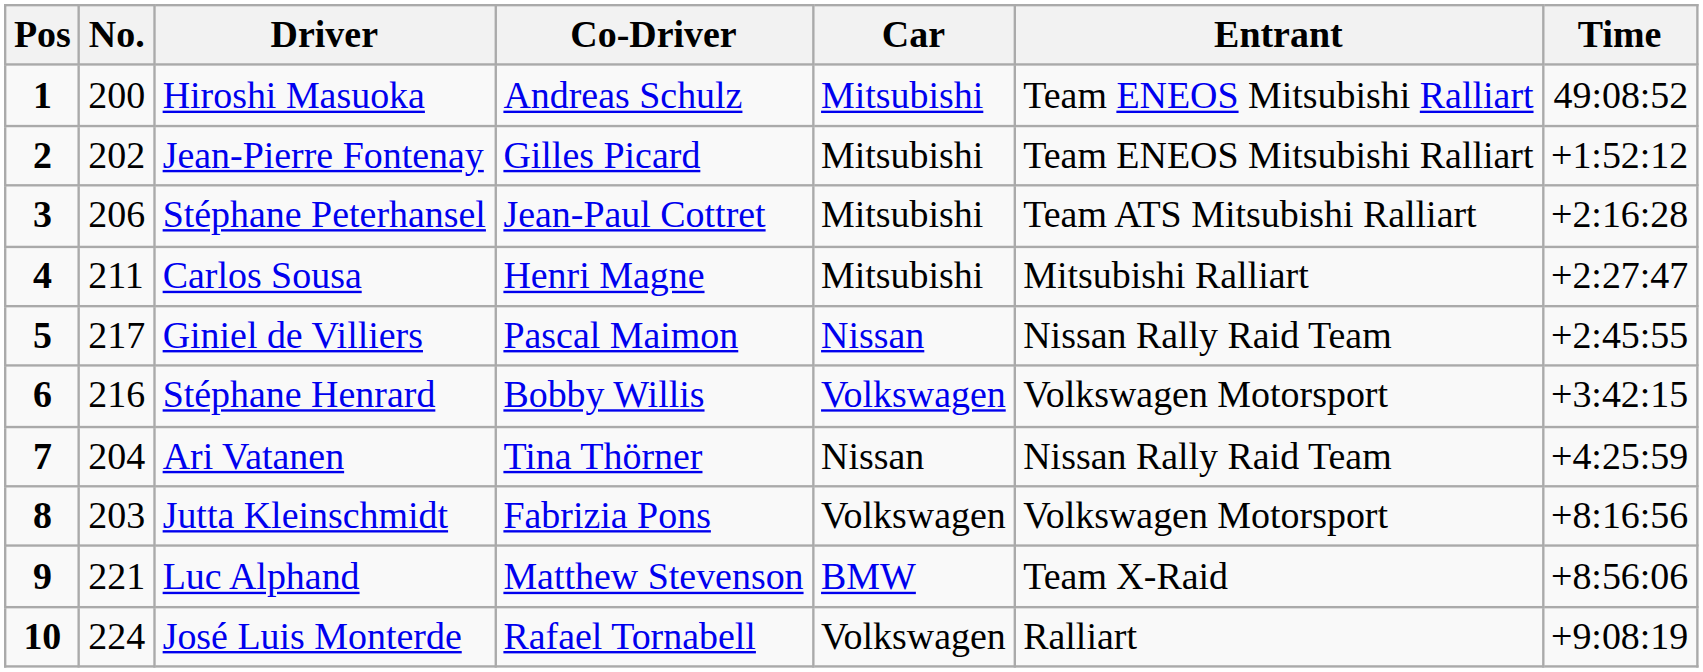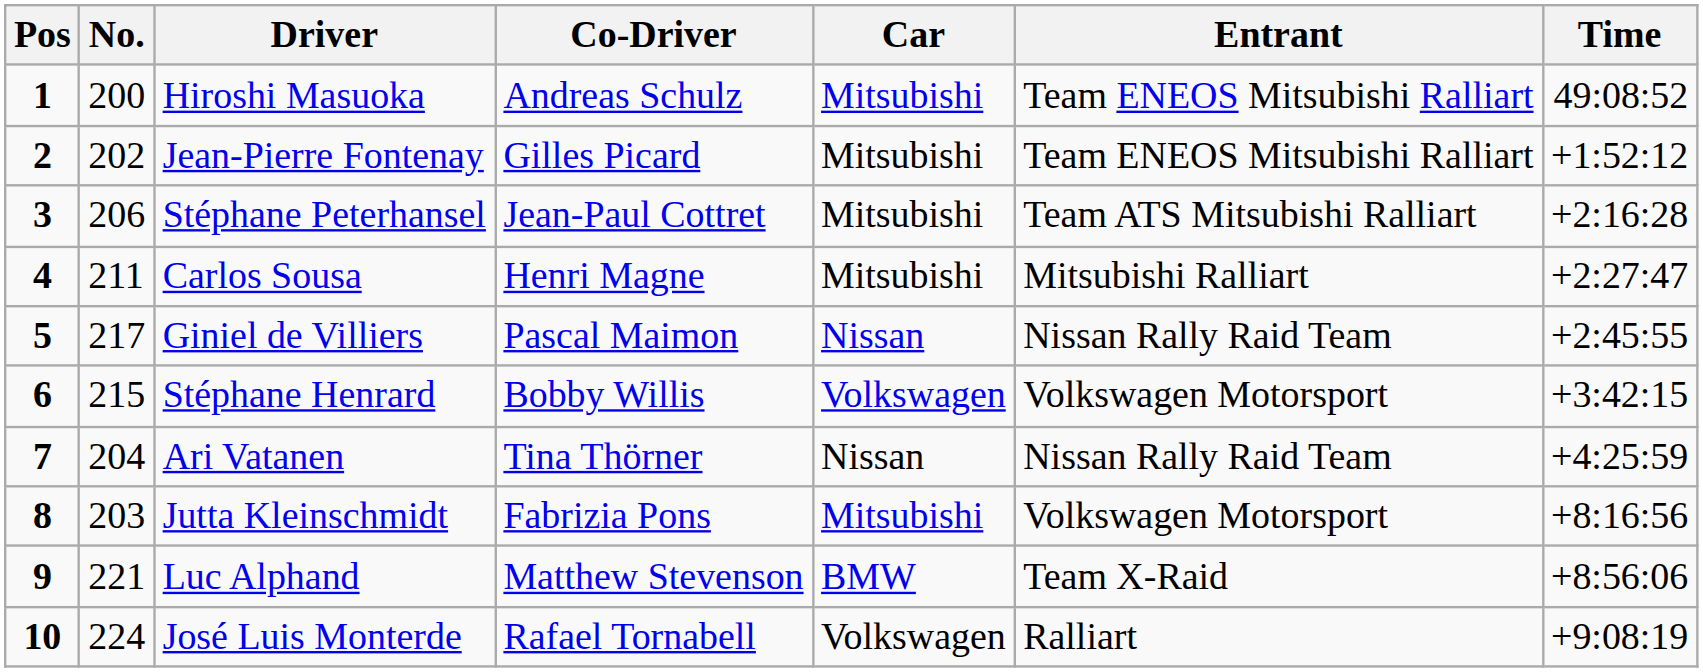(117, 395) 216 -> (117, 395) 215
(913, 515) Volkswagen -> (902, 515) Mitsubishi
